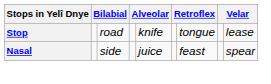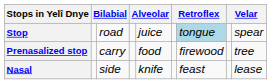(151, 32) knife -> (150, 32) juice
(197, 32) no background -> (197, 32) lightblue background
(240, 32) lease -> (249, 32) spear
+ row: (47, 51)
(150, 51) juice -> (151, 69) knife
(240, 51) spear -> (248, 69) lease
